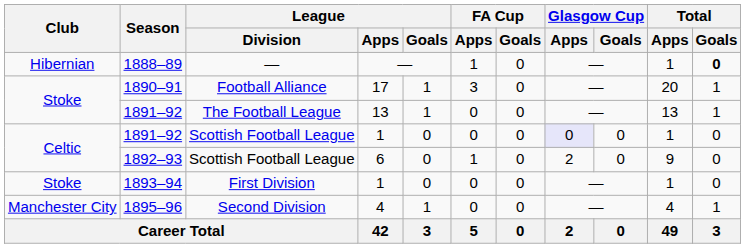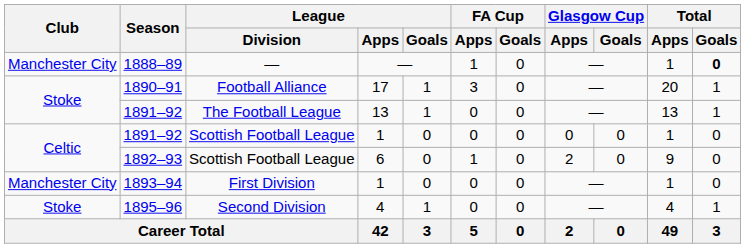(62, 64) Hibernian -> (62, 64) Manchester City
(569, 135) lavender background -> (569, 135) no background
(62, 183) Stoke -> (62, 183) Manchester City
(62, 207) Manchester City -> (62, 207) Stoke
